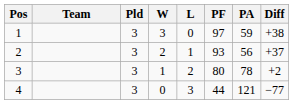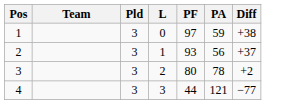- column: (162, 14)
